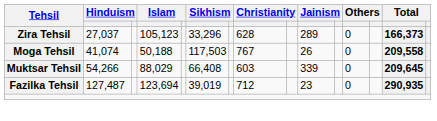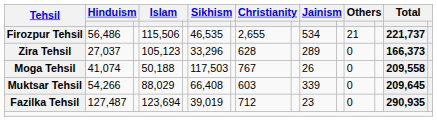+ row: (45, 34)
